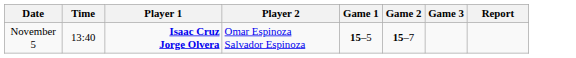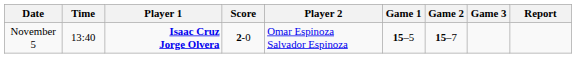+ column: (243, 13)
